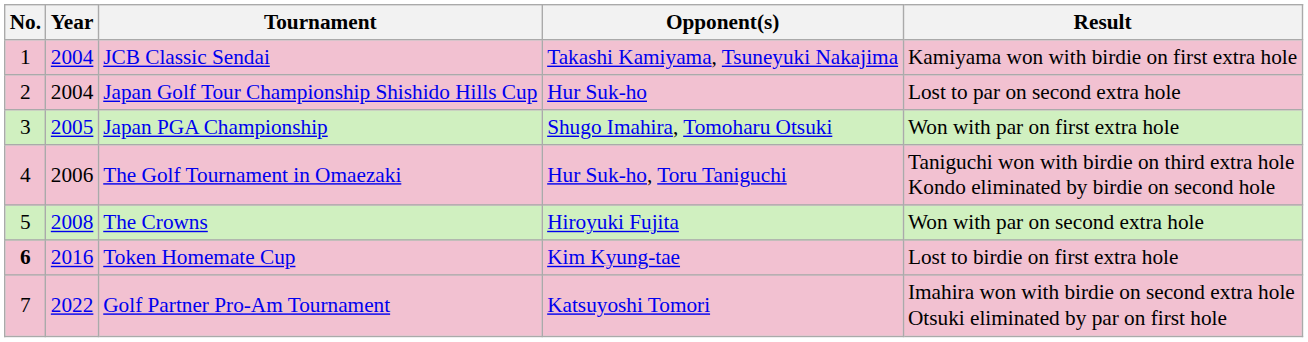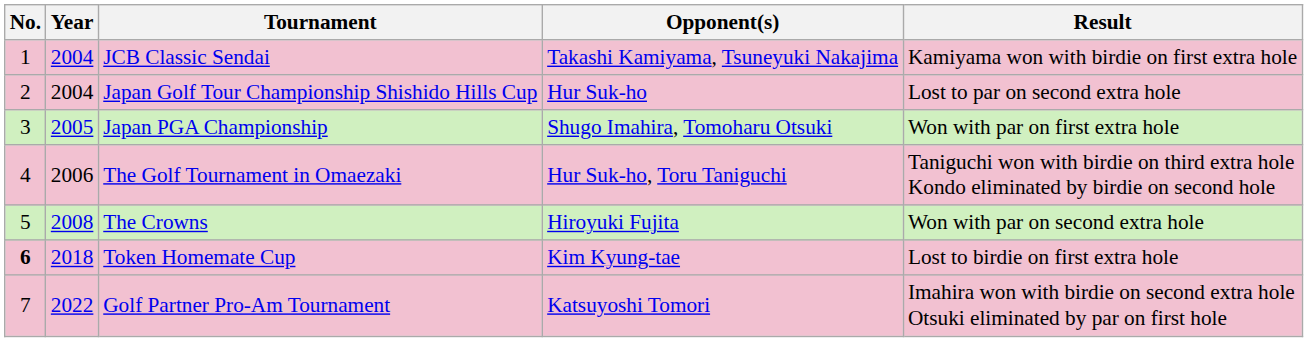(72, 257) 2016 -> (72, 257) 2018
